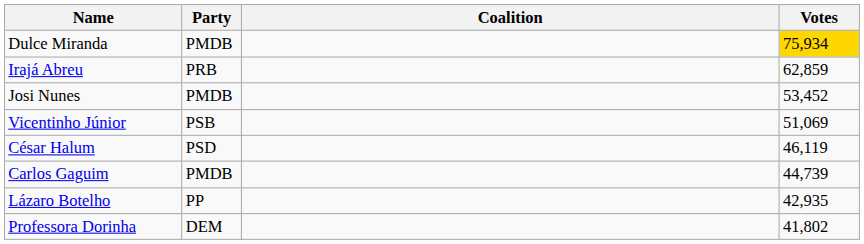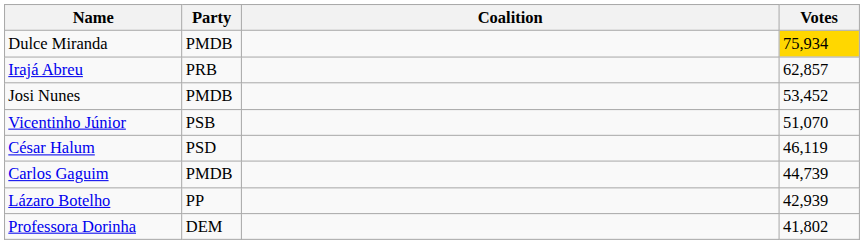(806, 69) 62,859 -> (806, 69) 62,857
(806, 122) 51,069 -> (806, 122) 51,070
(806, 200) 42,935 -> (806, 200) 42,939
